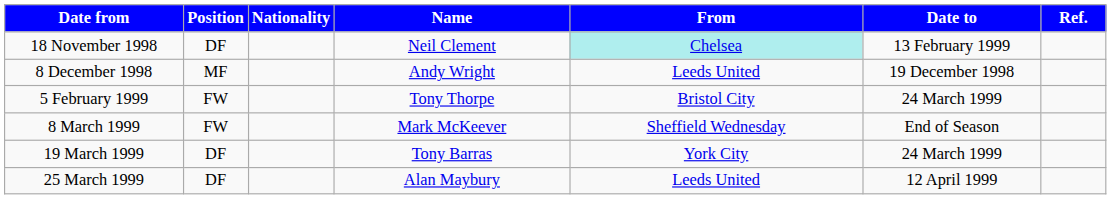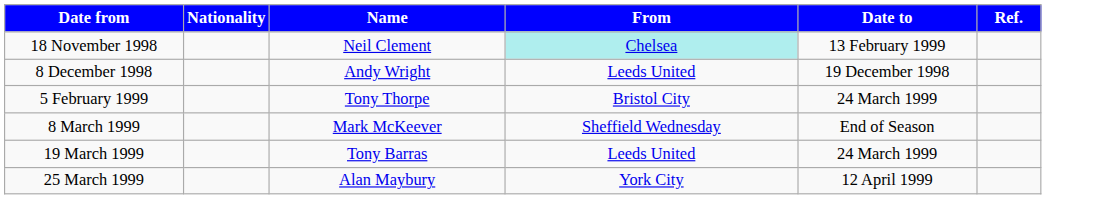- column: (216, 18)
(716, 153) York City -> (651, 153) Leeds United
(716, 180) Leeds United -> (651, 180) York City
